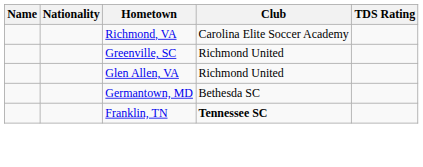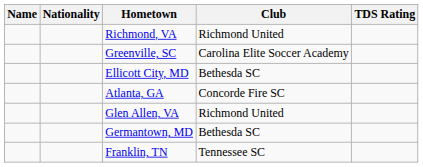(274, 34) Carolina Elite Soccer Academy -> (241, 34) Richmond United
(241, 54) Richmond United -> (274, 54) Carolina Elite Soccer Academy
+ row: (147, 73)
+ row: (135, 93)
(233, 113) bold -> (232, 152) normal
